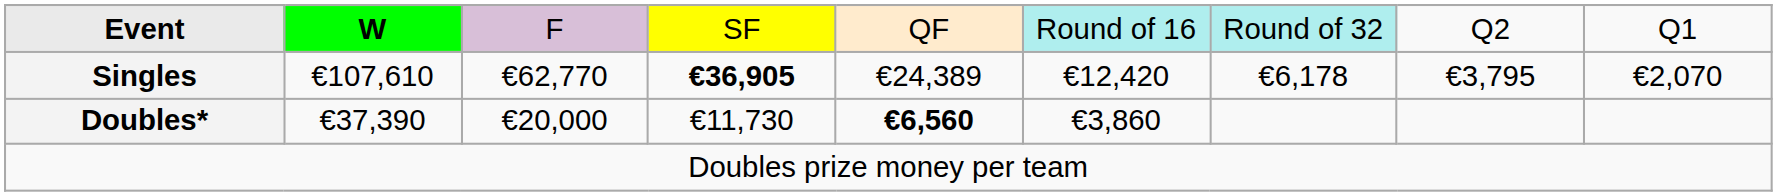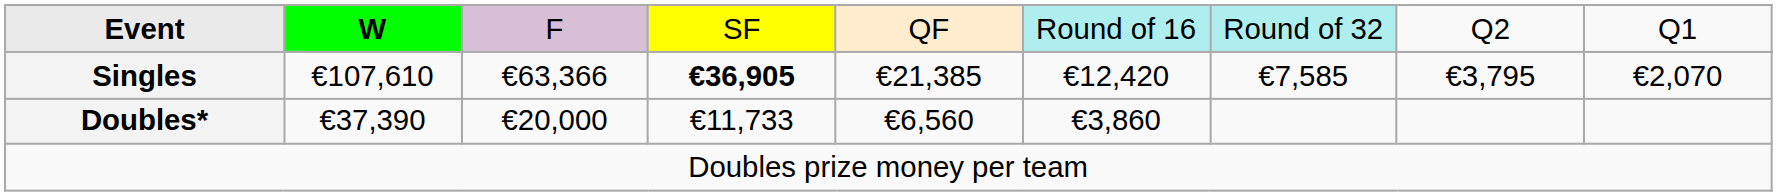(555, 75) €62,770 -> (555, 75) €63,366
(929, 75) €24,389 -> (929, 75) €21,385
(1303, 75) €6,178 -> (1303, 75) €7,585
(742, 121) €11,730 -> (742, 121) €11,733
(929, 121) bold -> (929, 121) normal
